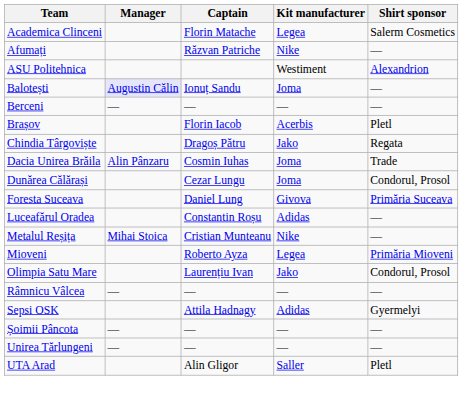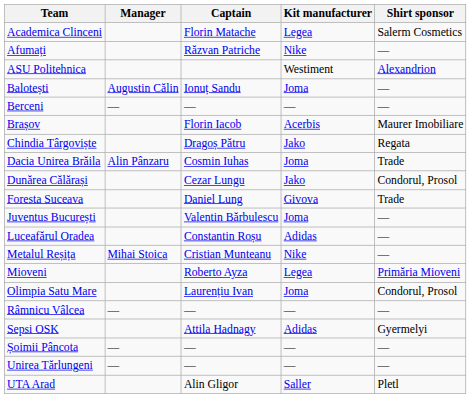(143, 87) lavender background -> (143, 87) no background
(381, 124) Pletl -> (420, 124) Maurer Imobiliare
(289, 180) Joma -> (294, 180) Jako
(411, 198) Primăria Suceava -> (391, 198) Trade
+ row: (51, 217)
(287, 273) Jako -> (296, 291) Joma
